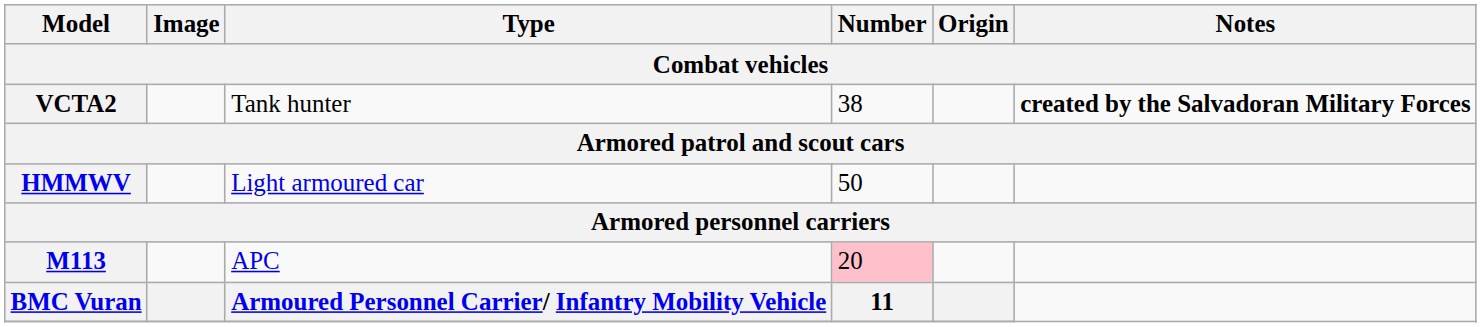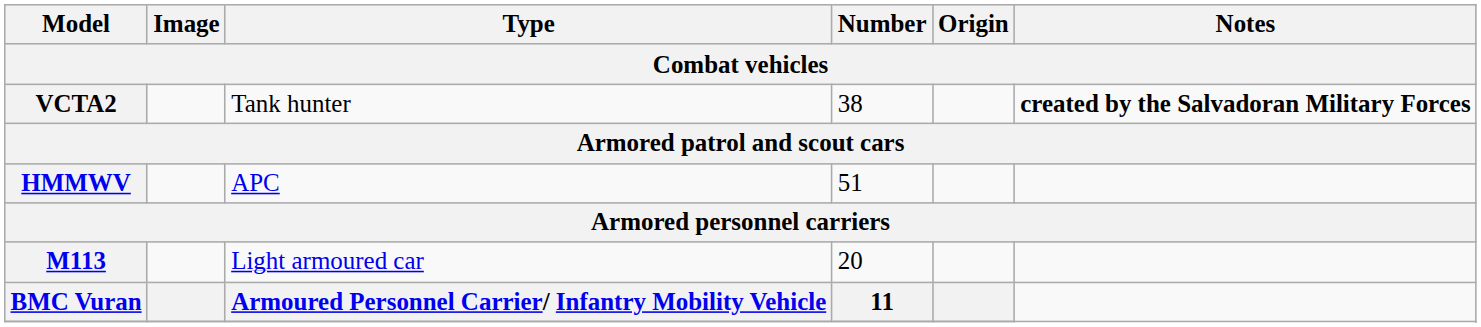(328, 182) Light armoured car -> (255, 182) APC
(850, 182) 50 -> (850, 182) 51
(255, 261) APC -> (328, 261) Light armoured car
(850, 261) pink background -> (850, 261) no background
